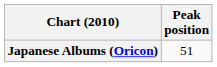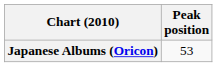(187, 51) 51 -> (187, 51) 53
